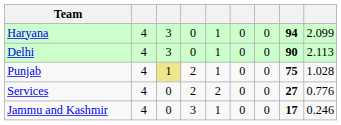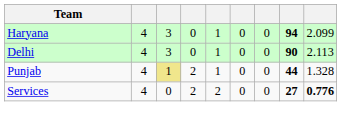(292, 71) 75 -> (292, 71) 44
(320, 71) 1.028 -> (320, 71) 1.328
(320, 91) normal -> (320, 91) bold
- row: (58, 110)
